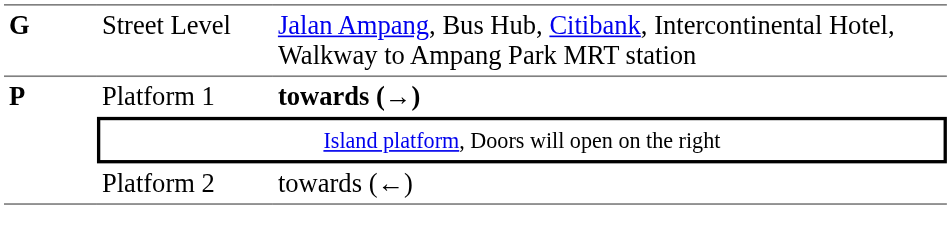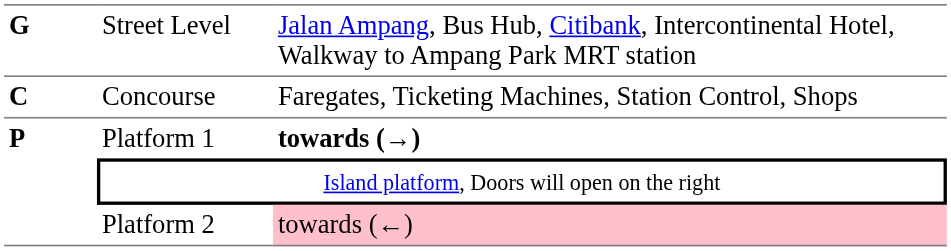+ row: (159, 96)
(345, 182) no background -> (345, 224) pink background
